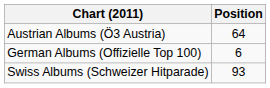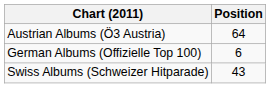(238, 72) 93 -> (238, 72) 43
